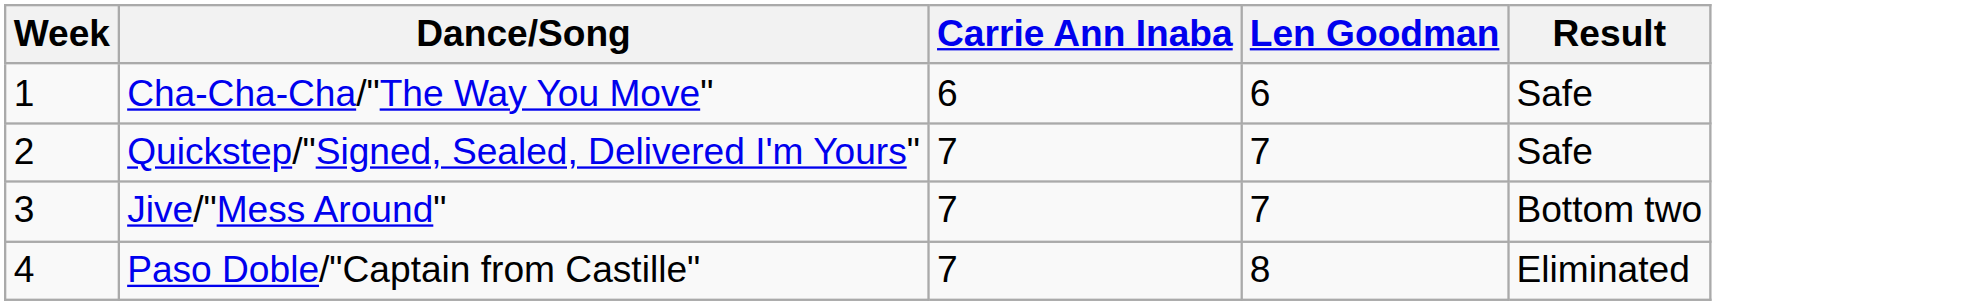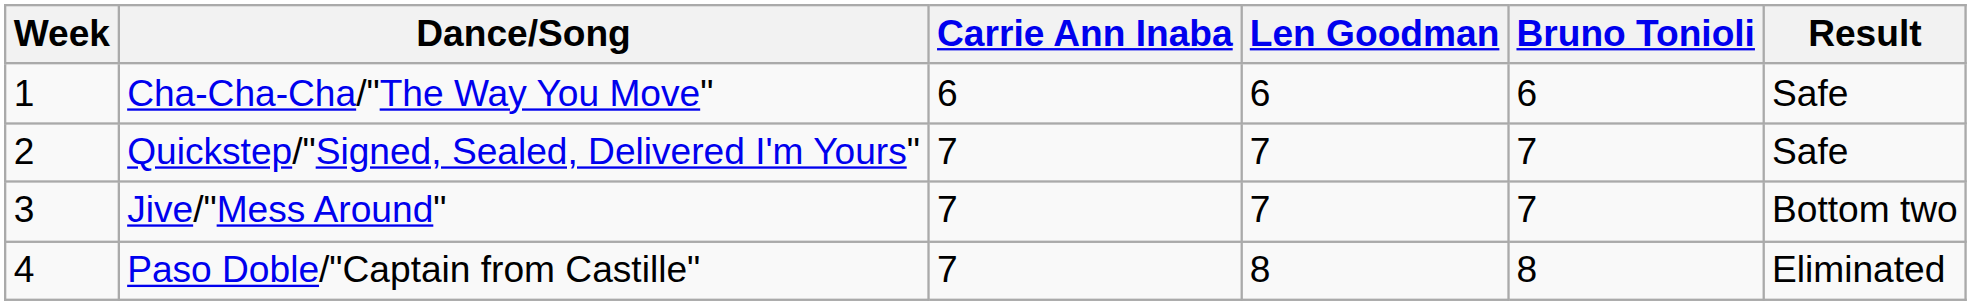+ column: (1636, 33)
